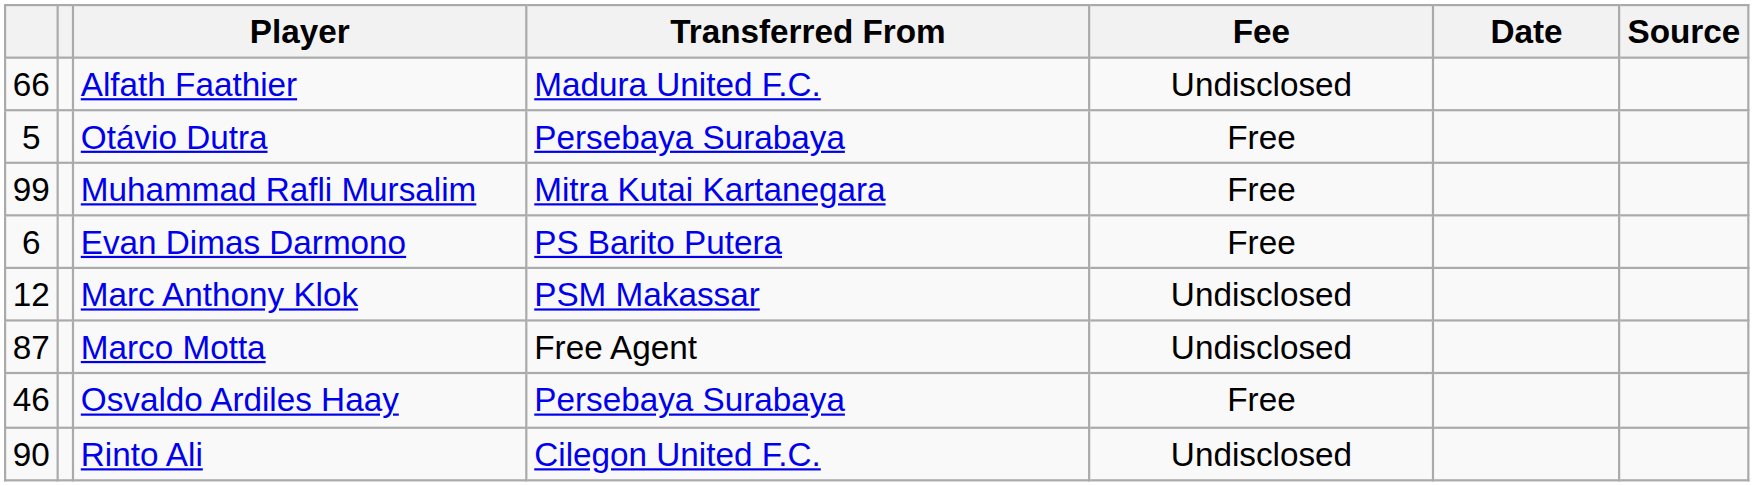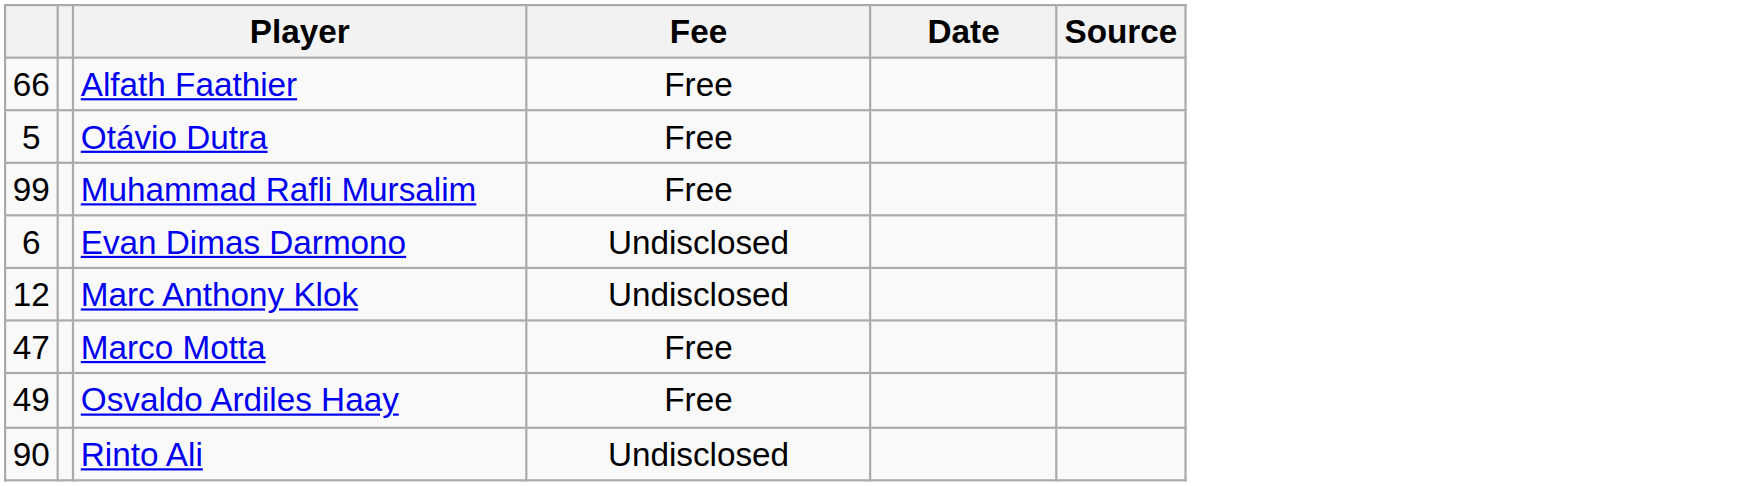- column: (808, 32)
(1261, 84) Undisclosed -> (698, 84) Free
(1261, 242) Free -> (698, 242) Undisclosed
(31, 348) 87 -> (31, 348) 47
(1261, 348) Undisclosed -> (698, 348) Free
(31, 401) 46 -> (31, 401) 49
